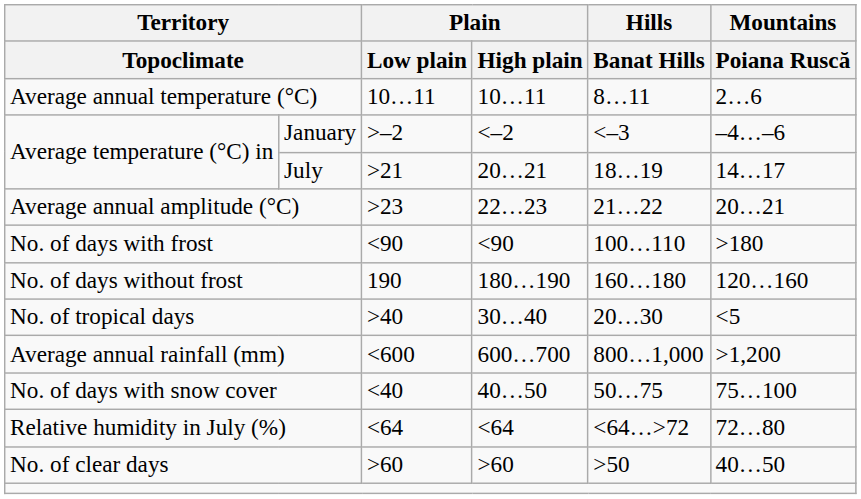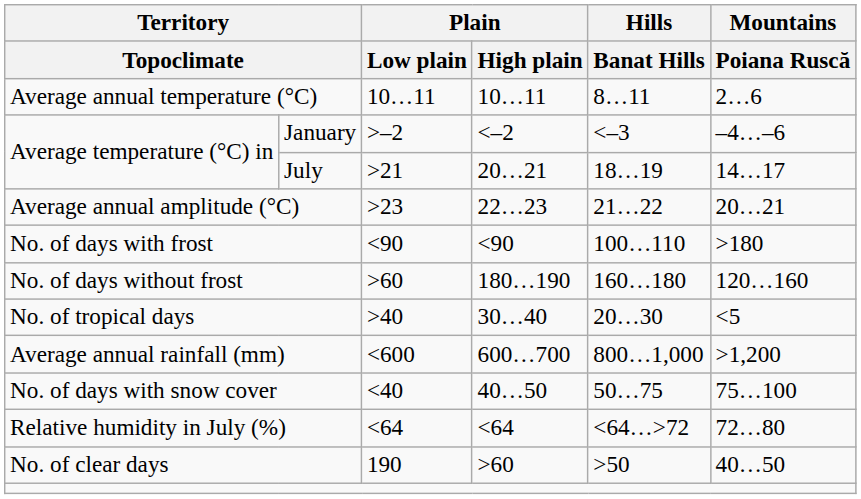(384, 280) 190 -> (385, 280) >60
(385, 464) >60 -> (384, 464) 190
